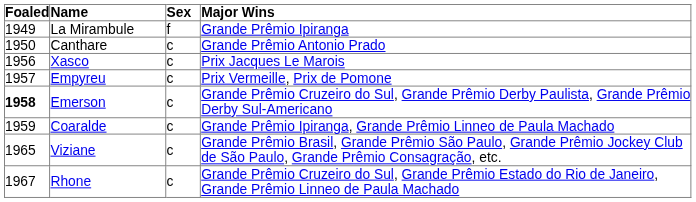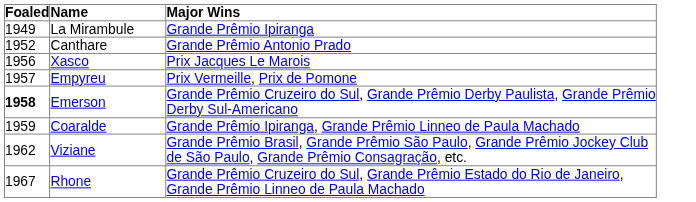- column: (179, 13)
(20, 45) 1950 -> (20, 45) 1952
(20, 150) 1965 -> (20, 150) 1962
